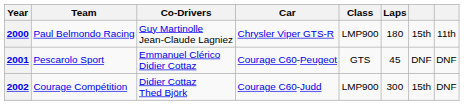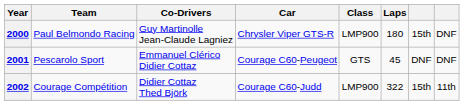(446, 34) 11th -> (446, 34) DNF
(395, 87) 300 -> (395, 87) 322
(446, 87) DNF -> (446, 87) 11th
